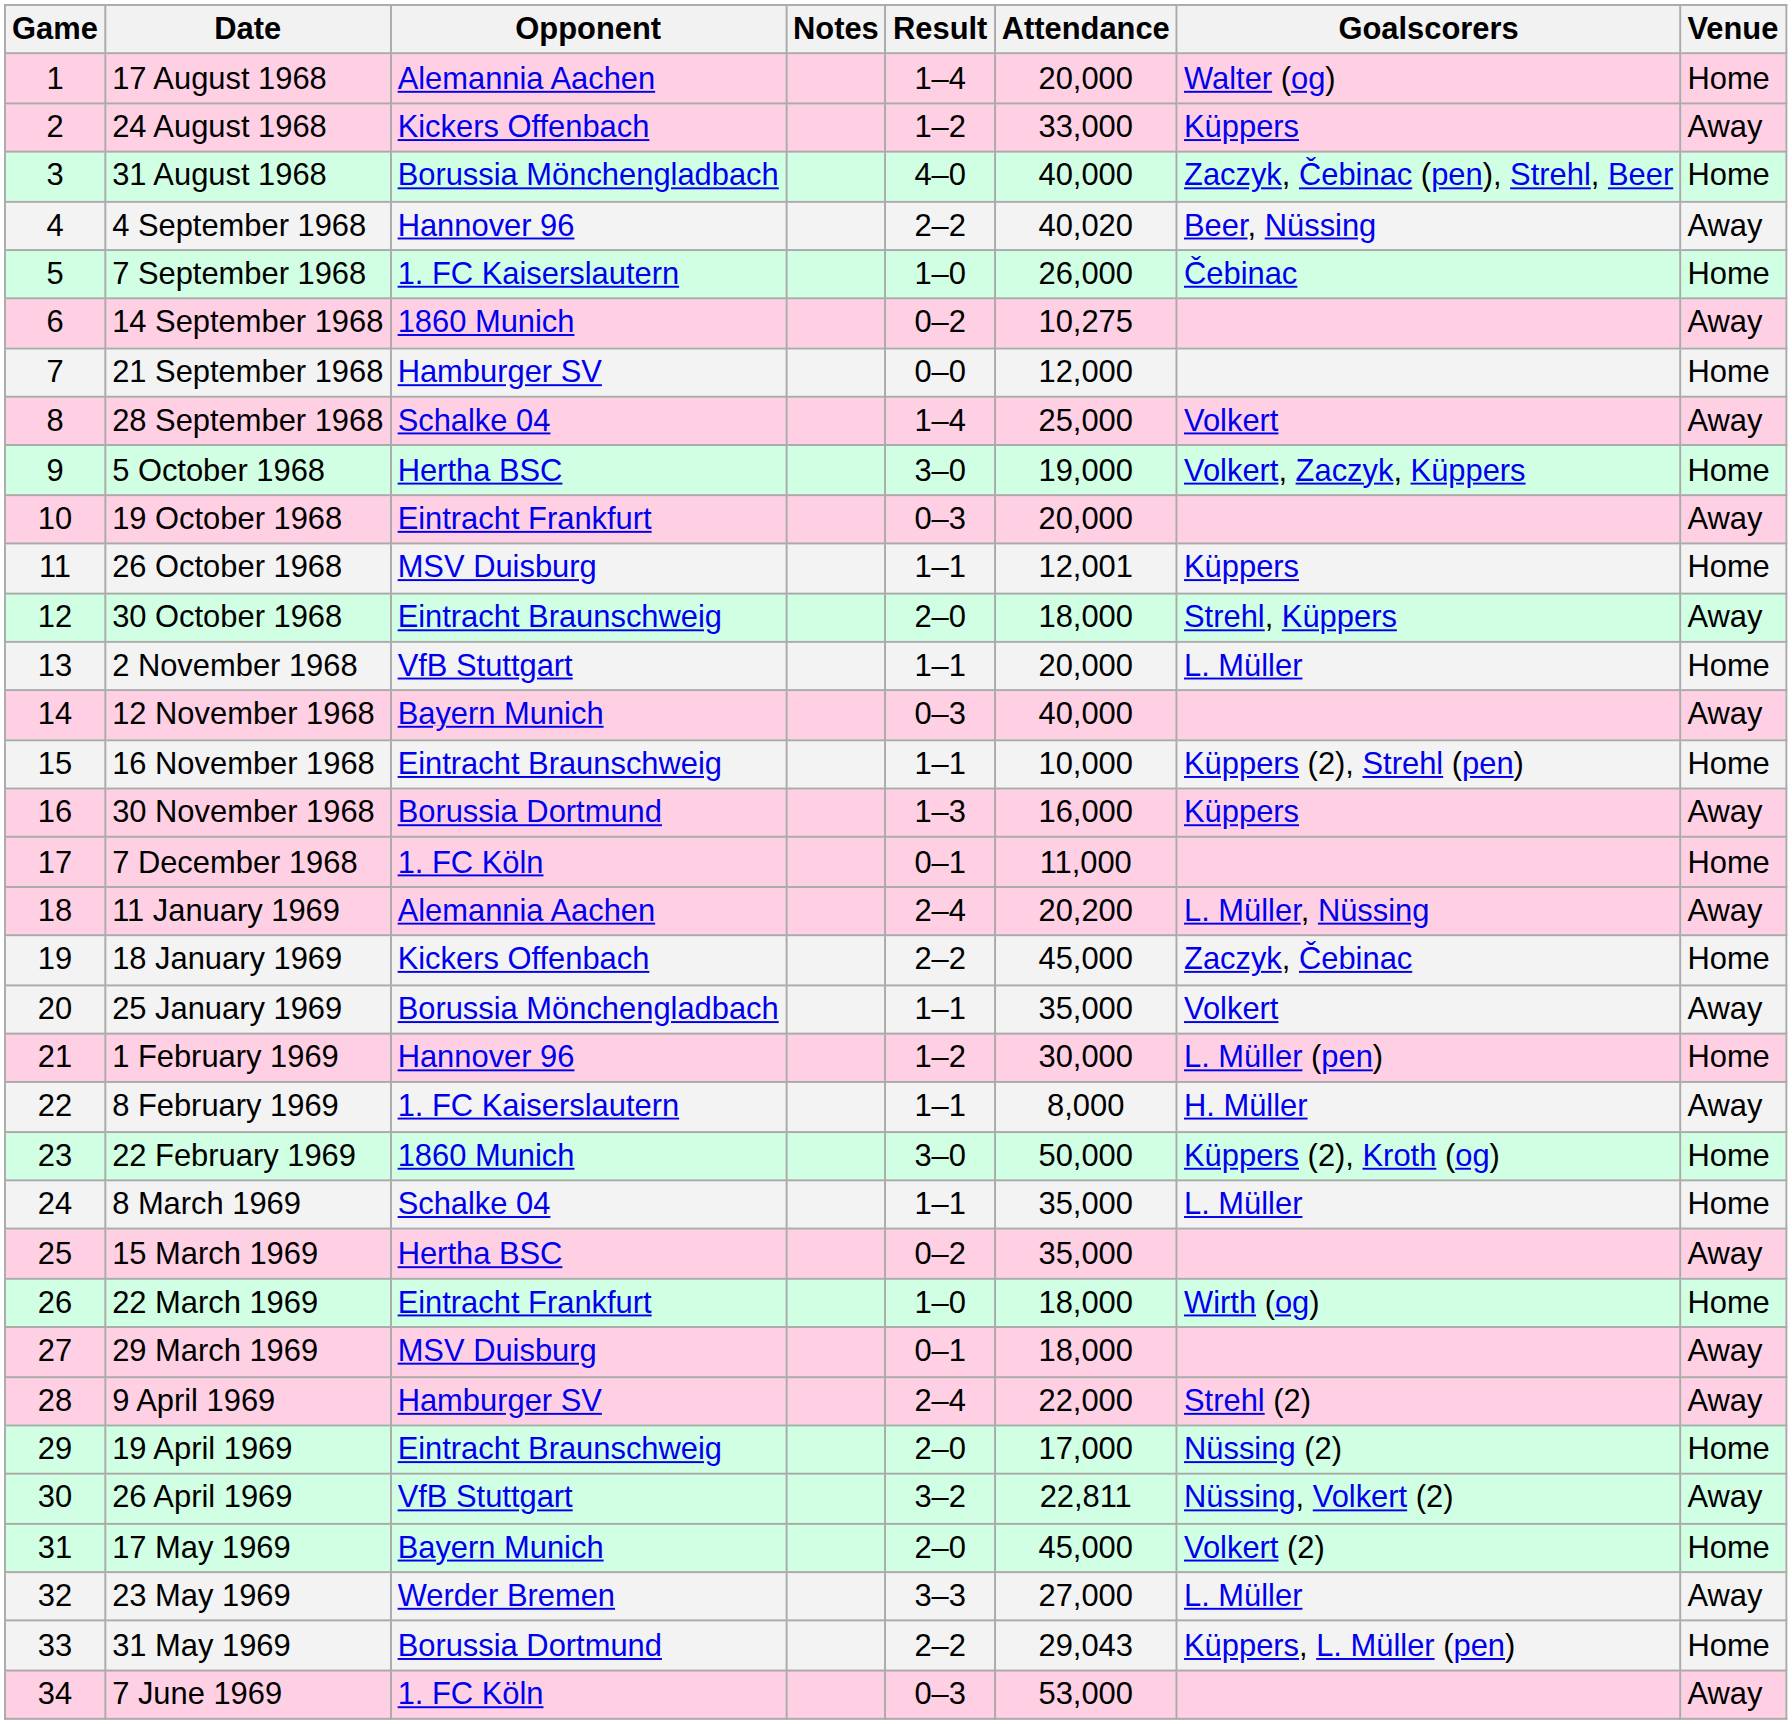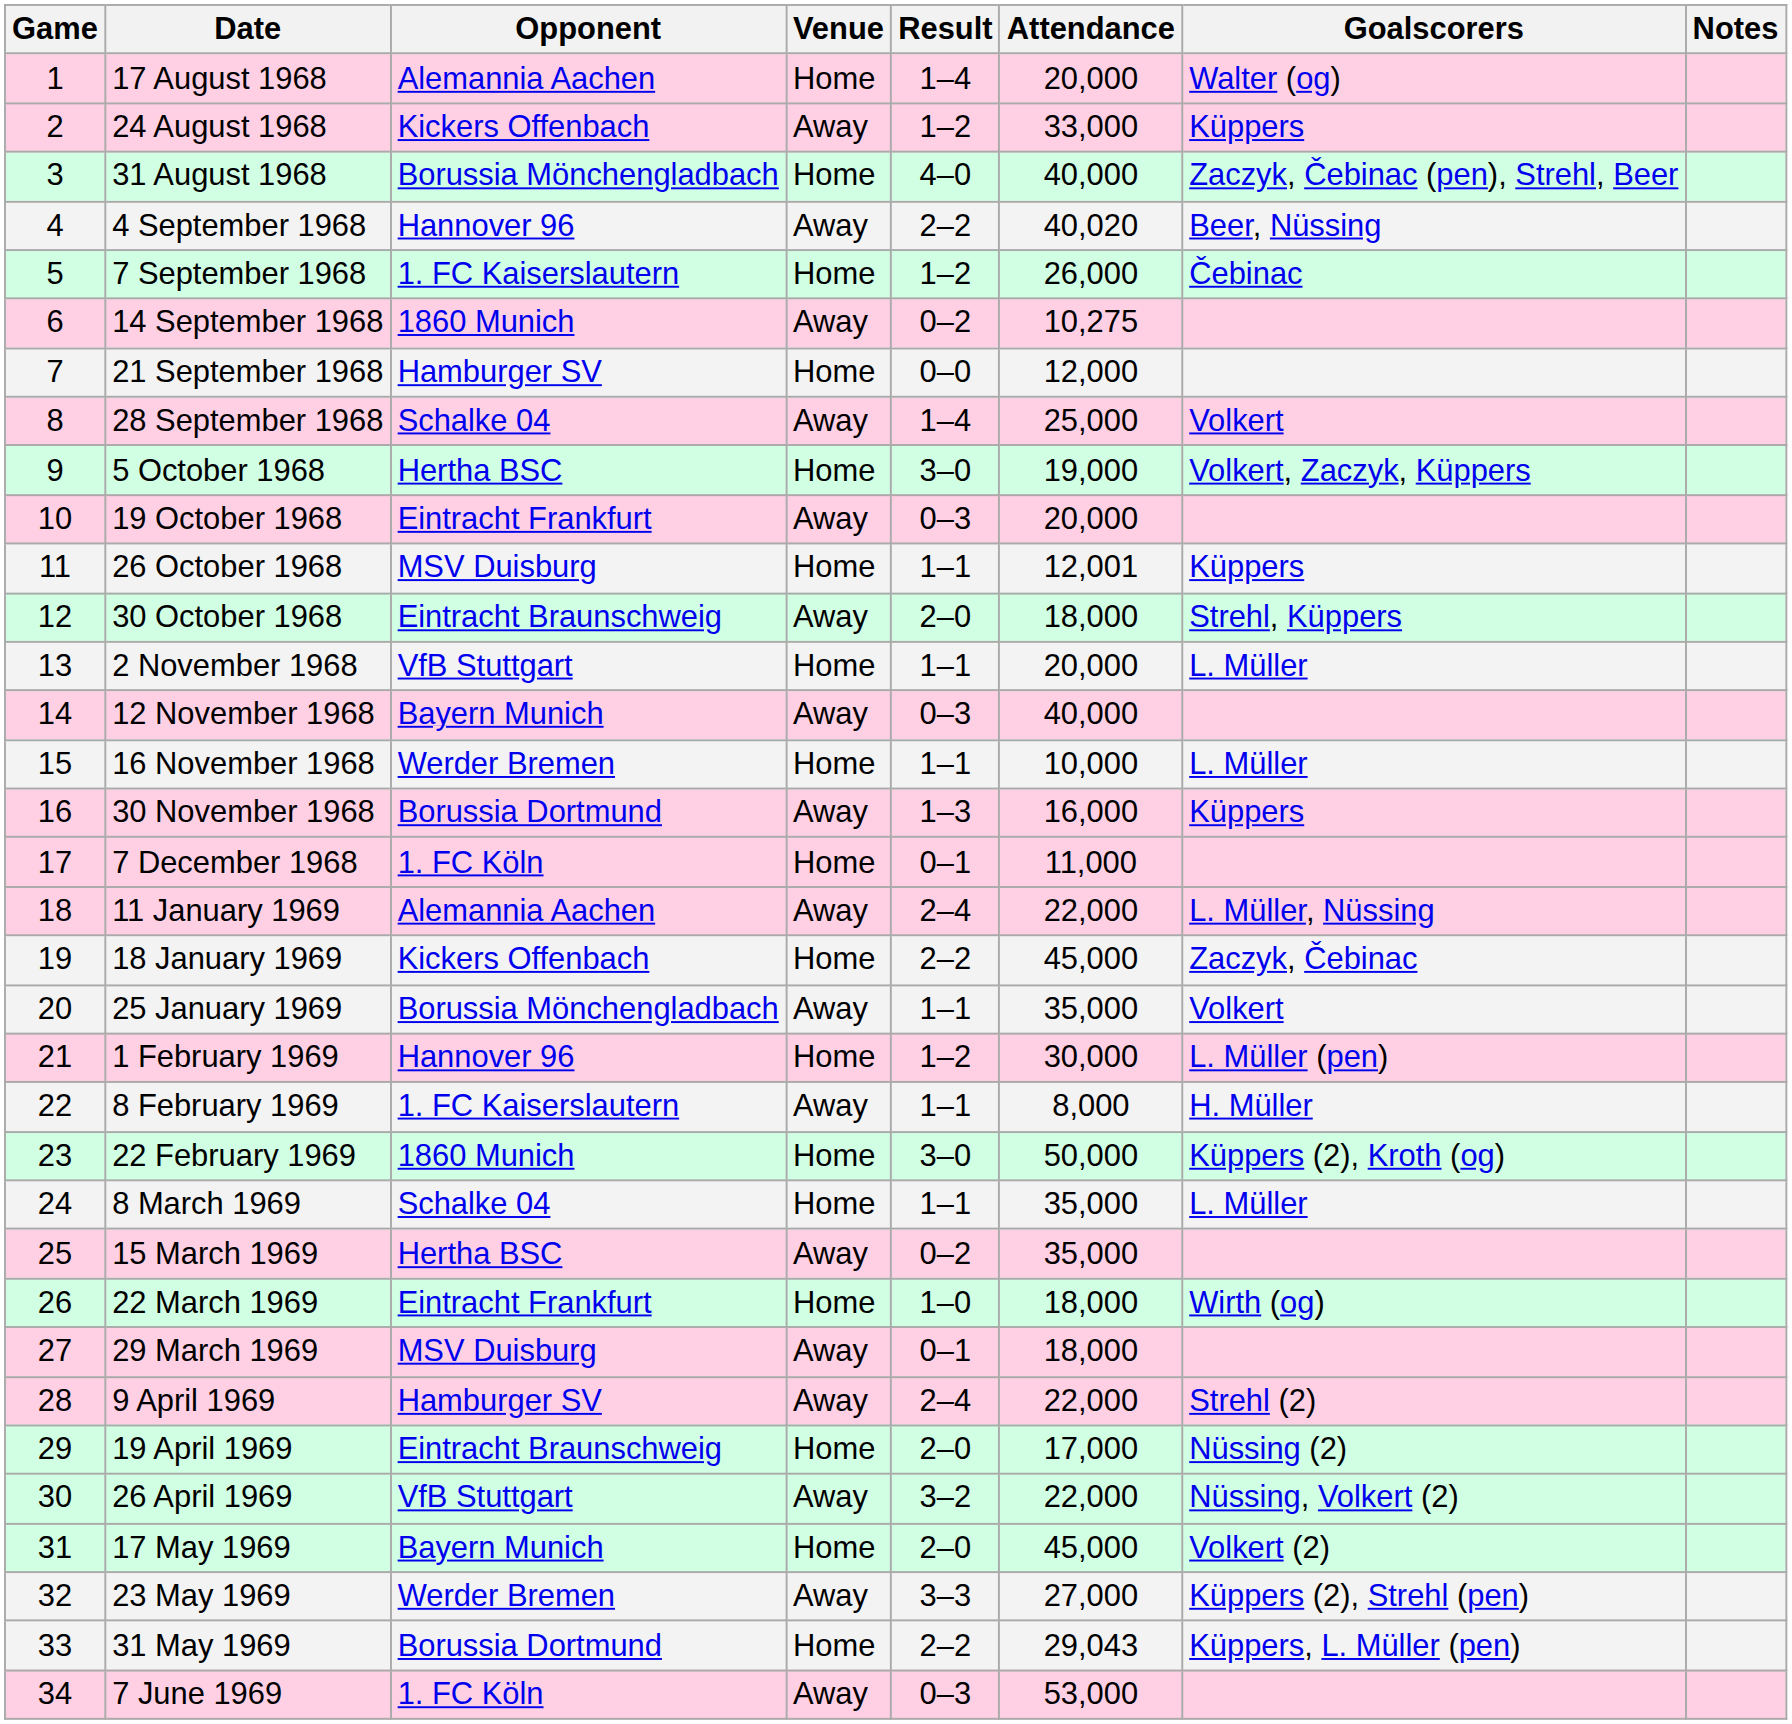columns swapped: (1733, 28) <-> (836, 28)
(940, 273) 1–0 -> (945, 273) 1–2
(560, 763) Eintracht Braunschweig -> (506, 763) Werder Bremen
(1354, 763) Küppers (2), Strehl (pen) -> (1248, 763) L. Müller
(1086, 910) 20,200 -> (1091, 910) 22,000
(1086, 1498) 22,811 -> (1091, 1498) 22,000
(1243, 1596) L. Müller -> (1359, 1596) Küppers (2), Strehl (pen)
